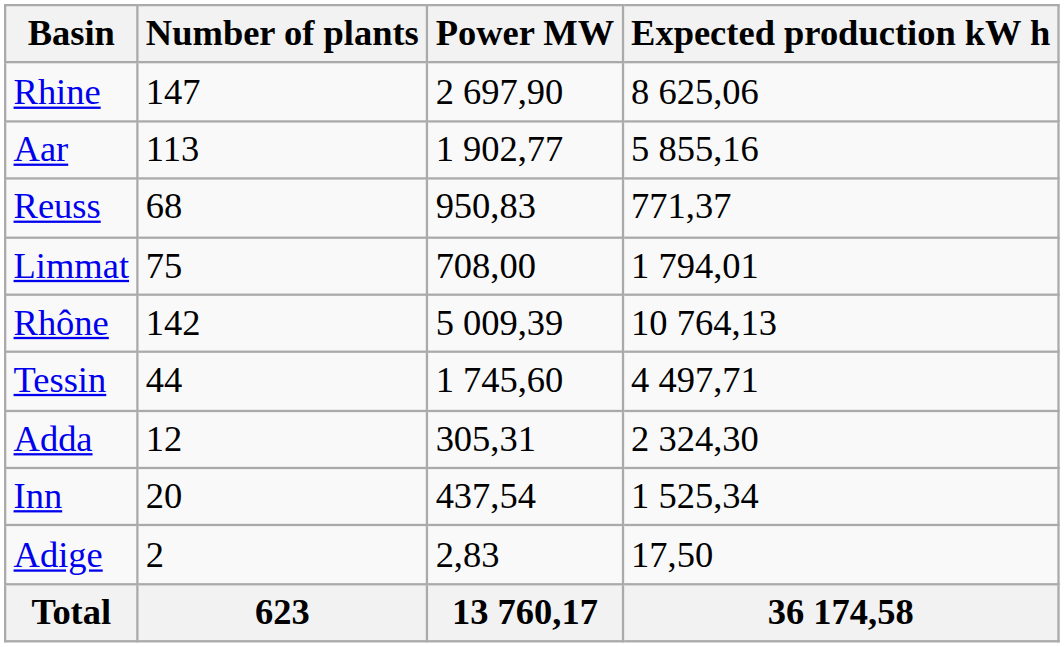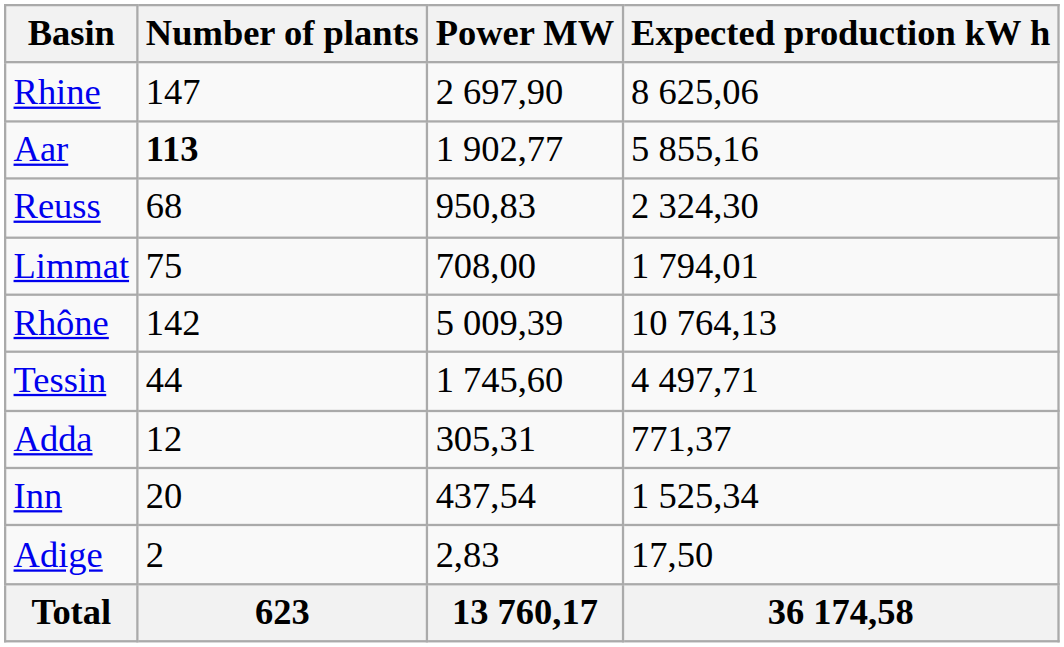(173, 149) normal -> (172, 149) bold
(681, 206) 771,37 -> (695, 206) 2 324,30
(695, 438) 2 324,30 -> (681, 438) 771,37
